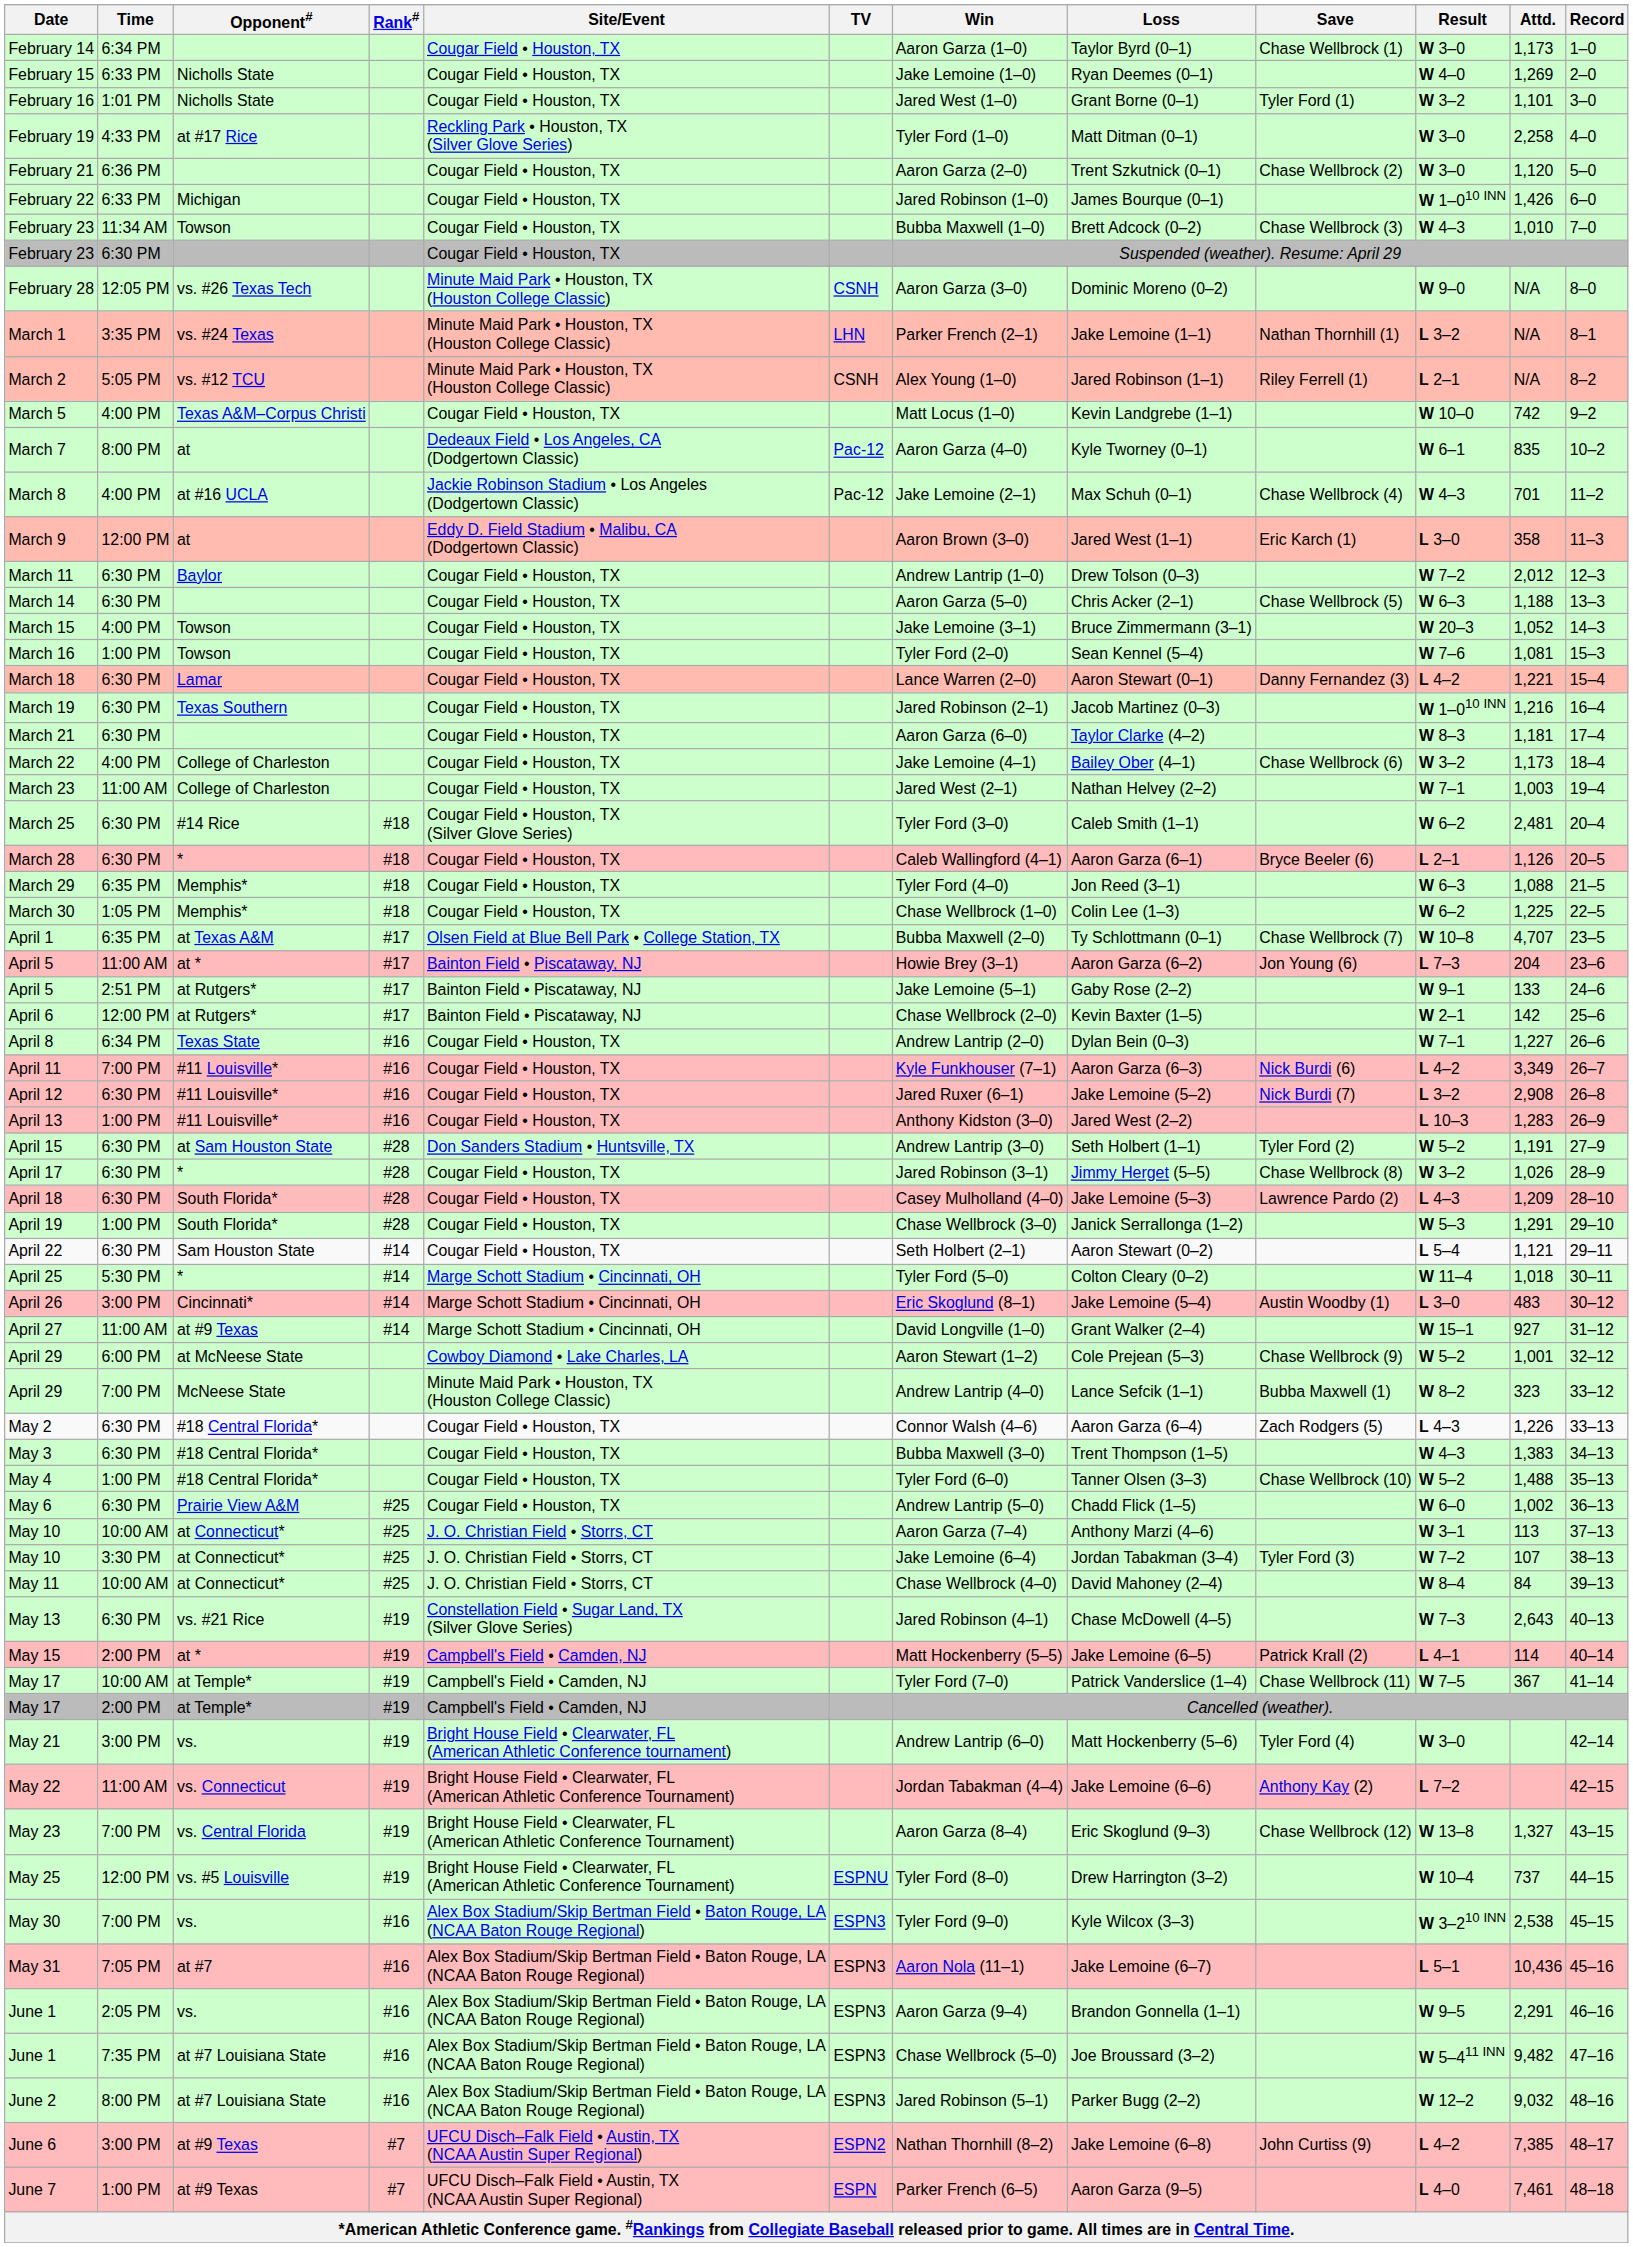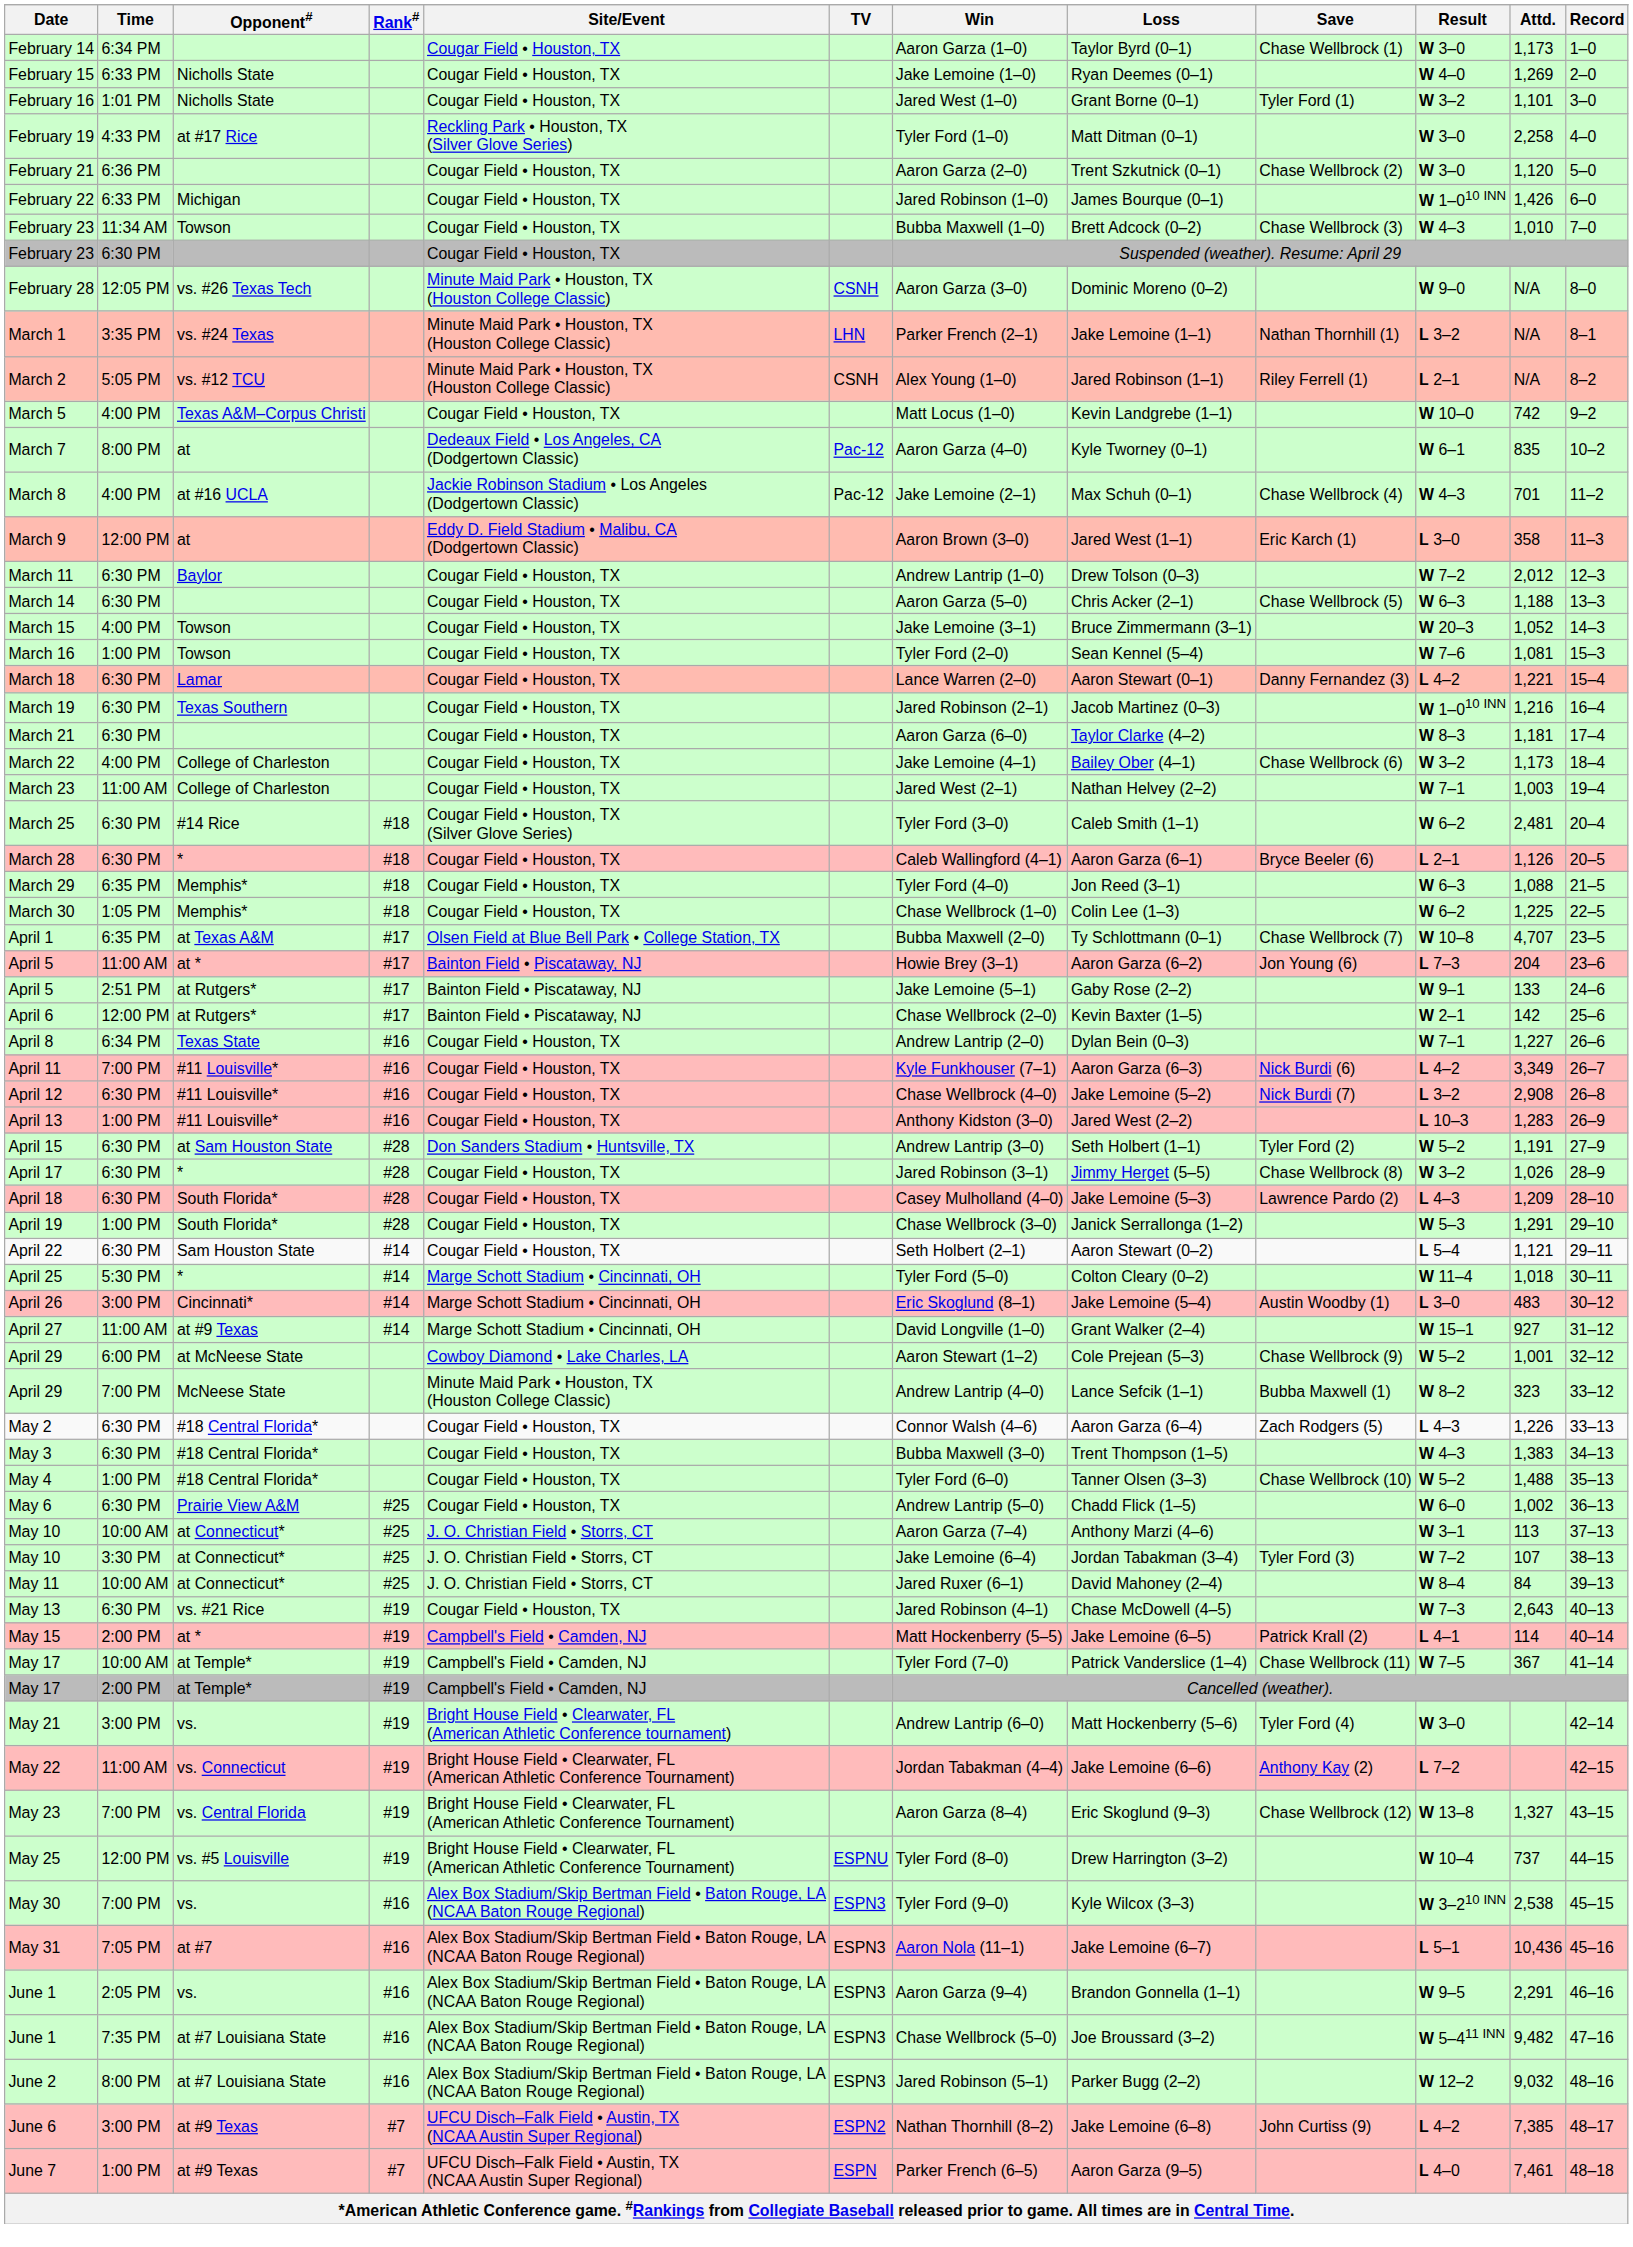(960, 1094) Jared Ruxer (6–1) -> (976, 1094) Chase Wellbrock (4–0)
(976, 1583) Chase Wellbrock (4–0) -> (960, 1583) Jared Ruxer (6–1)
(555, 1619) Constellation Field • Sugar Land, TX (Silver Glove Series) -> (524, 1609) Cougar Field • Houston, TX
